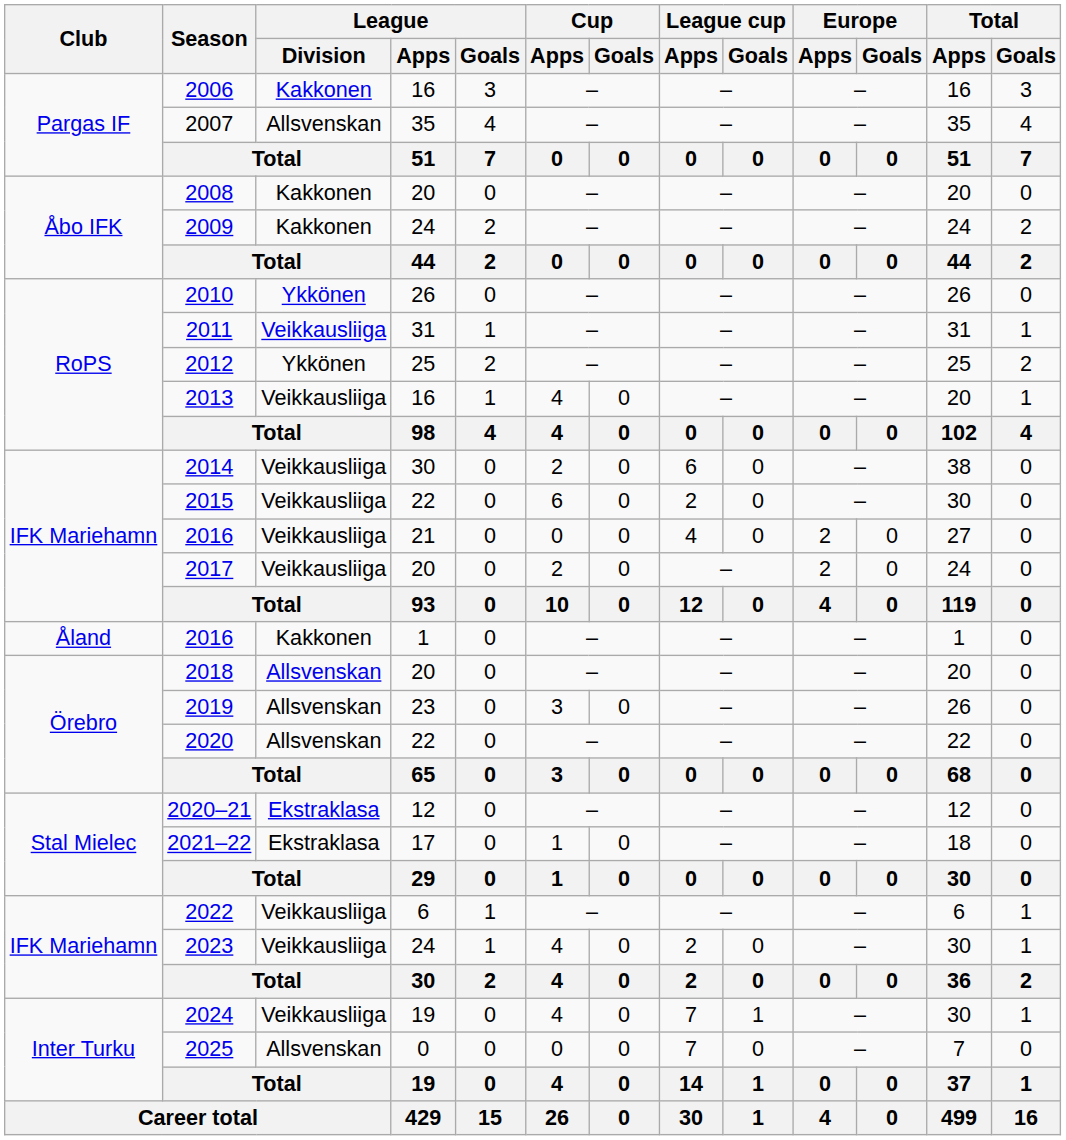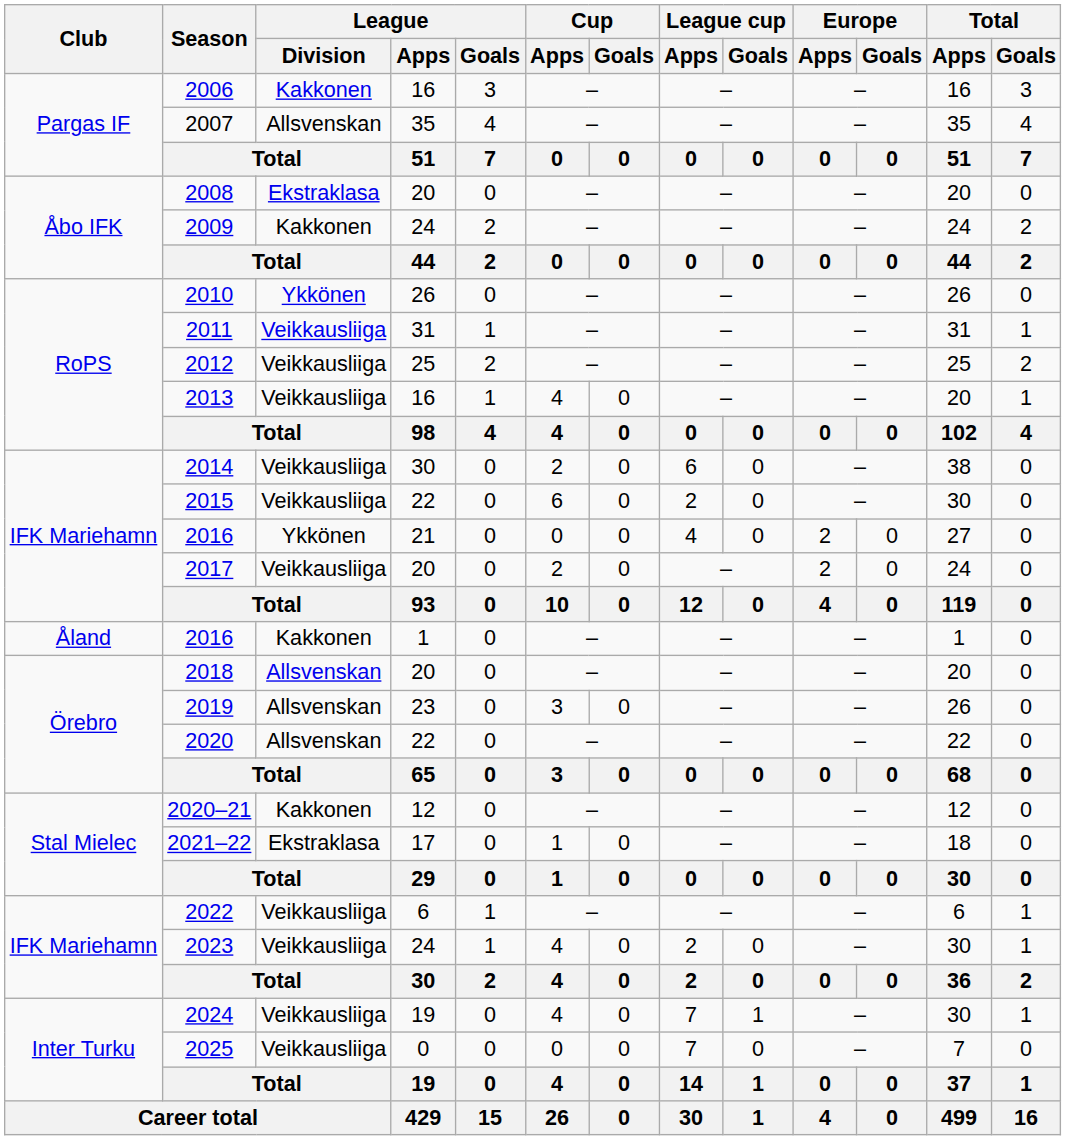(324, 192) Kakkonen -> (324, 192) Ekstraklasa
(324, 364) Ykkönen -> (324, 364) Veikkausliiga
(324, 535) Veikkausliiga -> (324, 535) Ykkönen
(324, 809) Ekstraklasa -> (324, 809) Kakkonen
(324, 1049) Allsvenskan -> (324, 1049) Veikkausliiga
